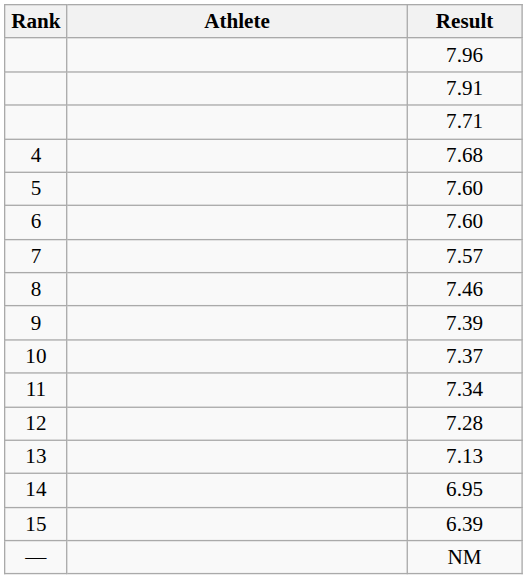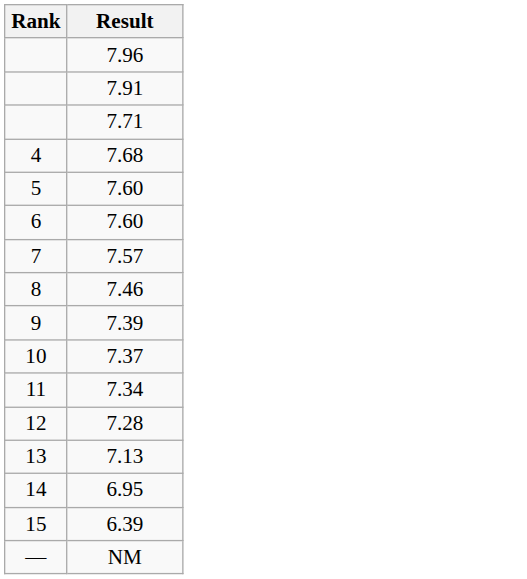- column: (237, 21)
